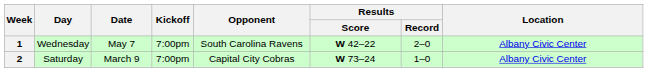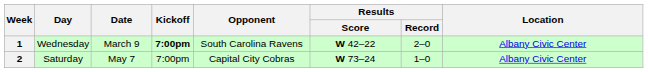(122, 43) May 7 -> (122, 43) March 9
(173, 43) normal -> (173, 43) bold
(122, 59) March 9 -> (122, 59) May 7
